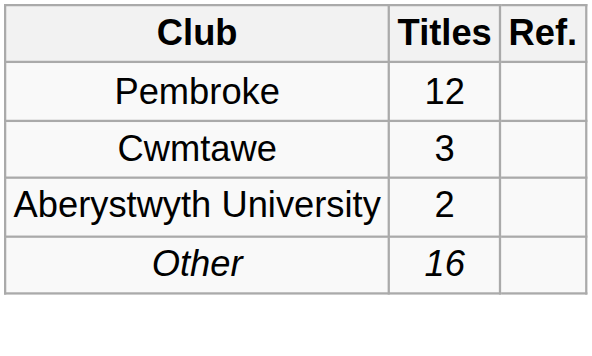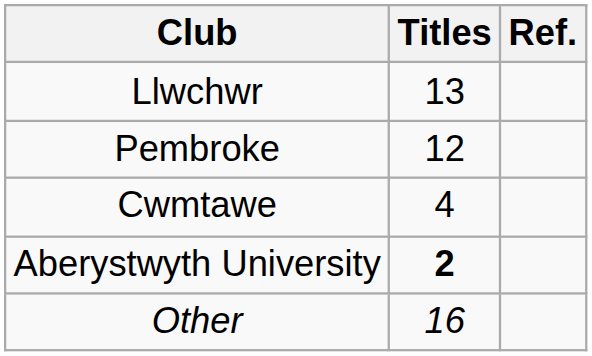+ row: (197, 90)
(445, 148) 3 -> (445, 206) 4
(445, 206) normal -> (445, 263) bold
